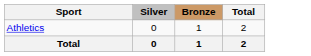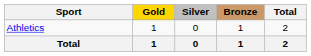+ column: (154, 12)
